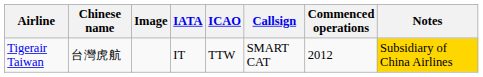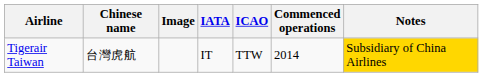- column: (274, 21)
(320, 55) 2012 -> (286, 55) 2014
